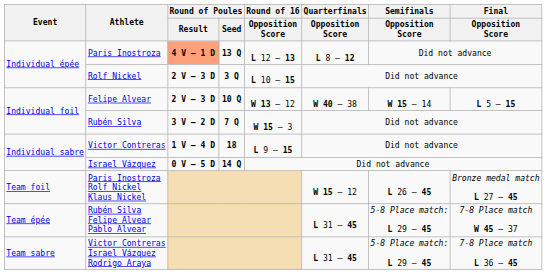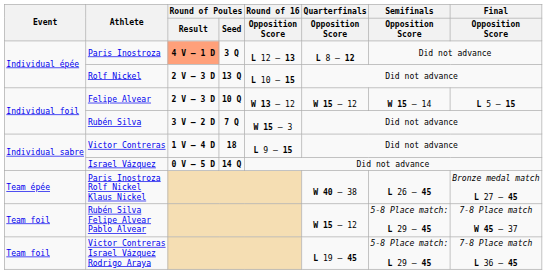(232, 52) 13 Q -> (232, 52) 3 Q
(232, 76) 3 Q -> (232, 76) 13 Q
(335, 104) W 40 – 38 -> (335, 104) W 15 – 12
(28, 187) Team foil -> (28, 187) Team épée
(335, 192) W 15 – 12 -> (335, 192) W 40 – 38
(28, 220) Team épée -> (28, 220) Team foil
(335, 225) L 31 – 45 -> (335, 225) W 15 – 12
(31, 253) Team sabre -> (28, 253) Team foil
(335, 258) L 31 – 45 -> (335, 258) L 19 – 45
